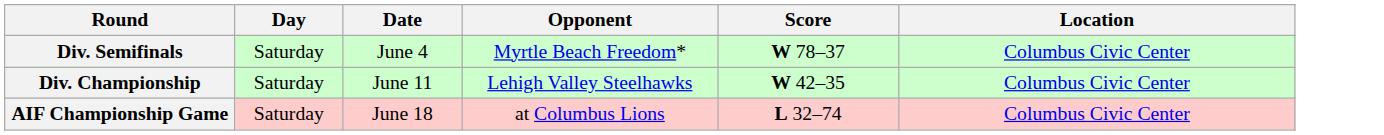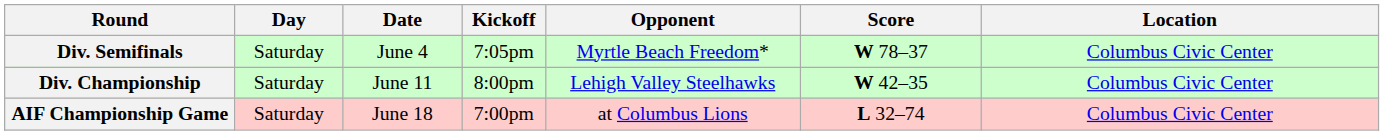+ column: (504, 20)
